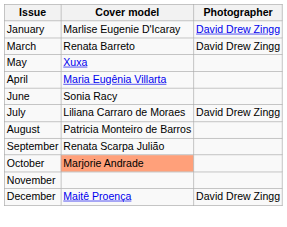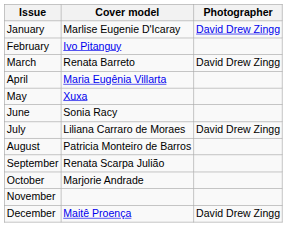+ row: (28, 46)
rows swapped: (17, 79) <-> (17, 63)
(103, 163) lightsalmon background -> (103, 180) no background
